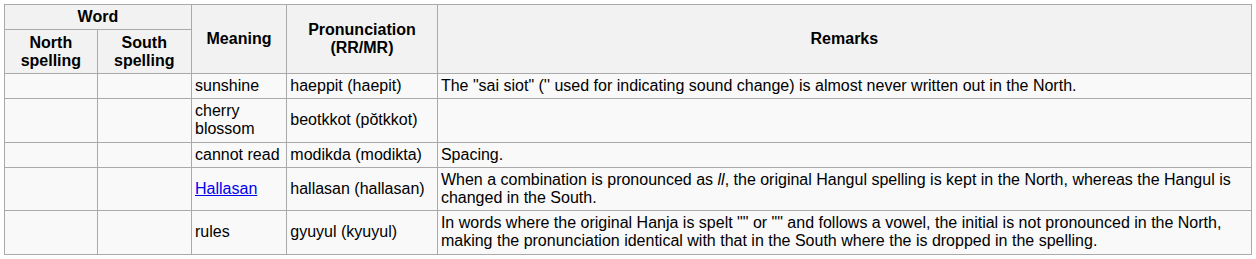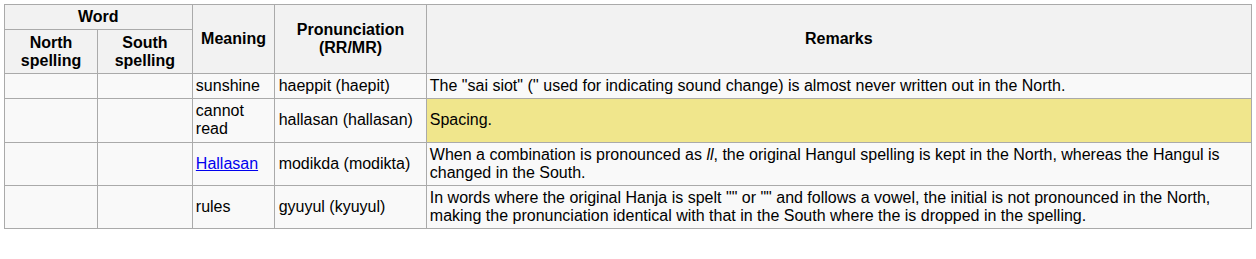- row: (225, 120)
(356, 154) modikda (modikta) -> (346, 120) hallasan (hallasan)
(472, 154) no background -> (461, 120) khaki background
(357, 189) hallasan (hallasan) -> (344, 163) modikda (modikta)
